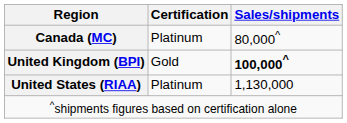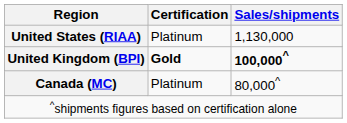rows swapped: (76, 37) <-> (76, 85)
(165, 62) normal -> (166, 58) bold
